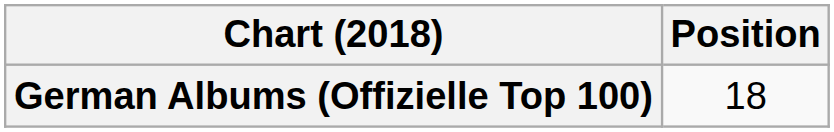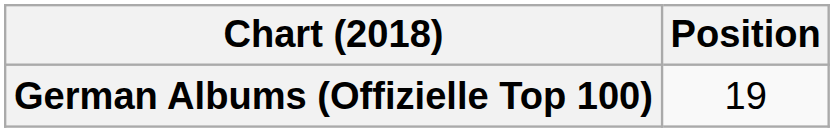(746, 95) 18 -> (746, 95) 19
